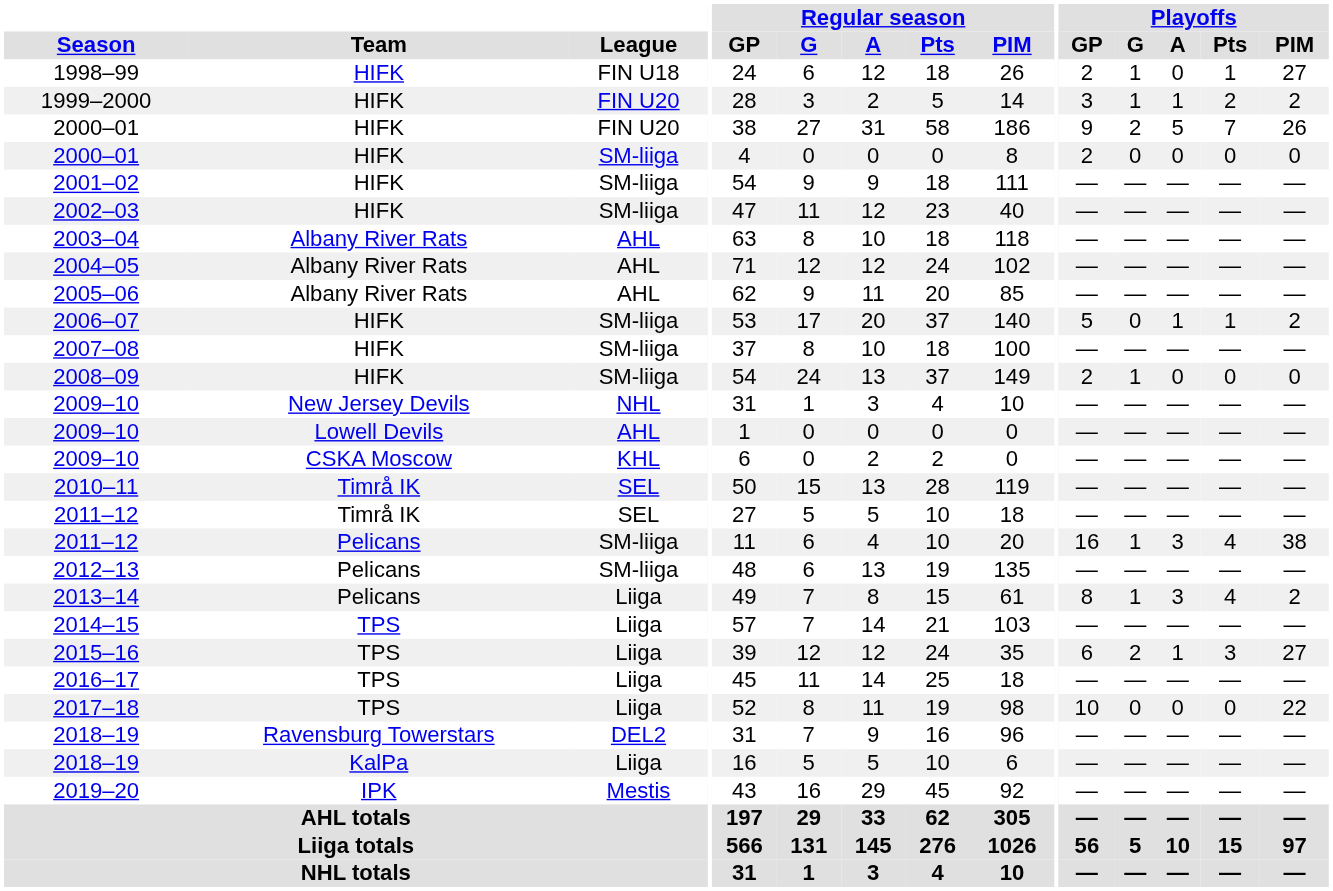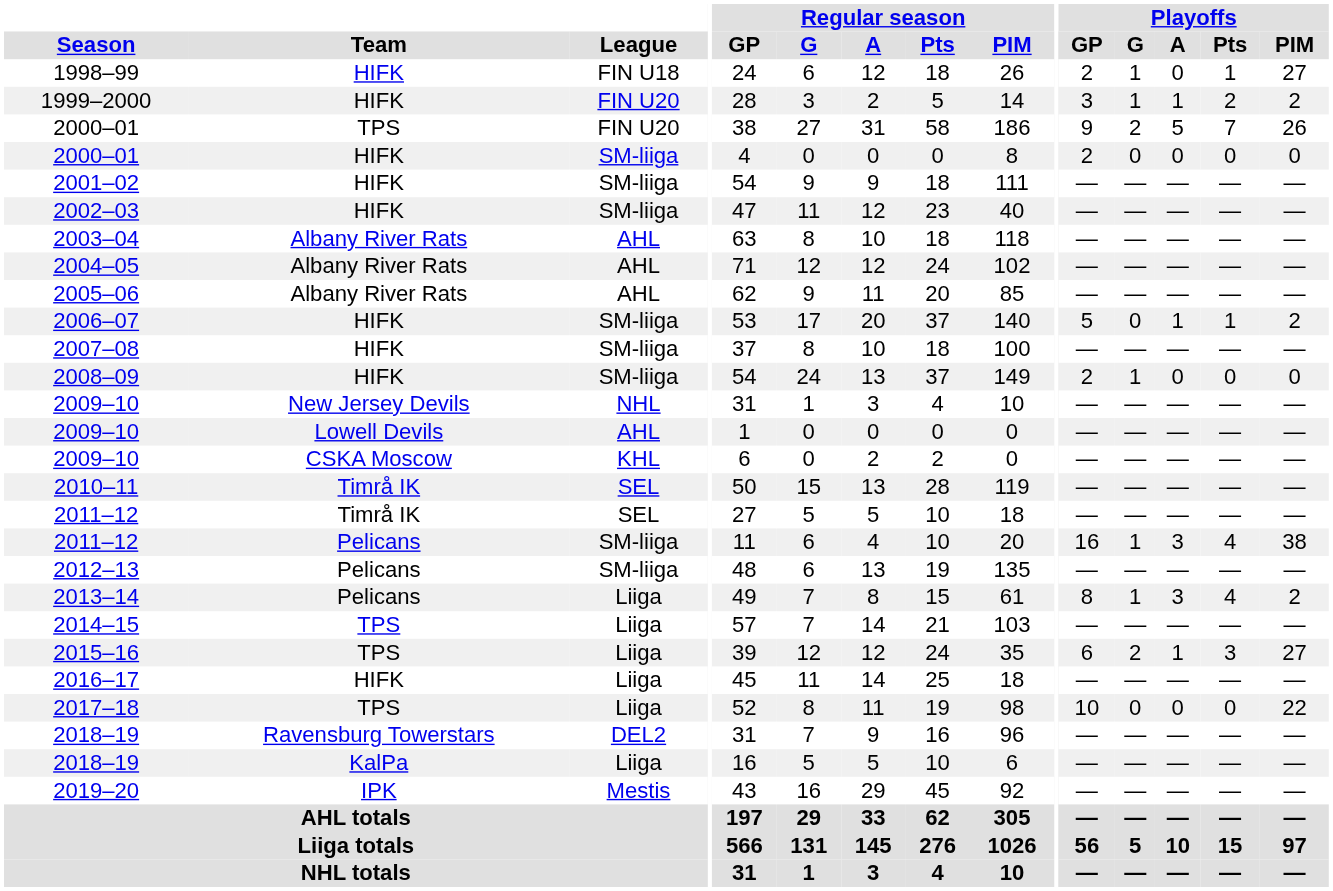(379, 128) HIFK -> (379, 128) TPS
(379, 680) TPS -> (379, 680) HIFK
